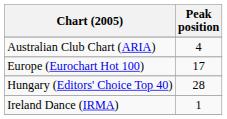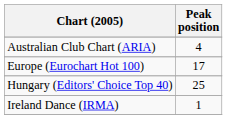(199, 85) 28 -> (199, 85) 25
